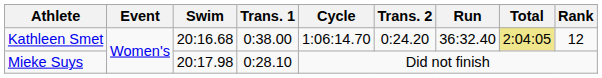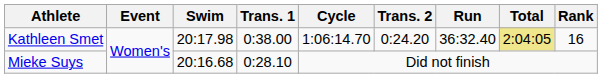(205, 39) 20:16.68 -> (205, 39) 20:17.98
(576, 39) 12 -> (576, 39) 16
(205, 62) 20:17.98 -> (205, 62) 20:16.68
